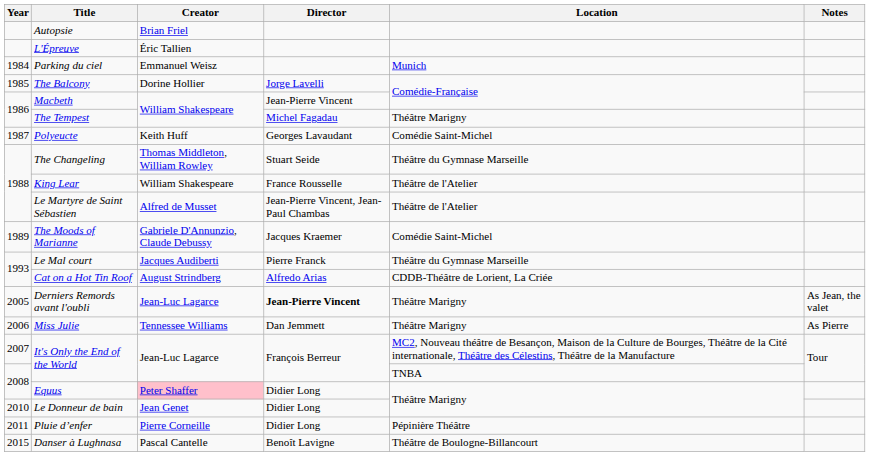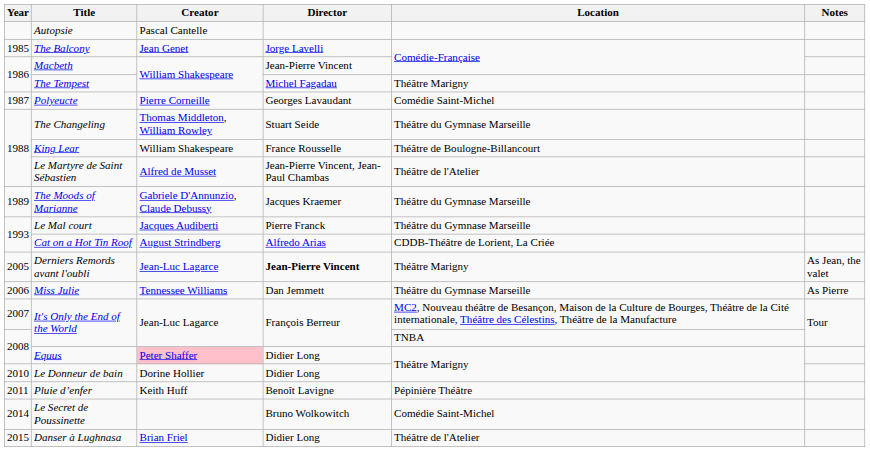(164, 30) Brian Friel -> (173, 30) Pascal Cantelle
- row: (18, 48)
- row: (18, 65)
(172, 83) Dorine Hollier -> (164, 48) Jean Genet
(164, 135) Keith Huff -> (175, 100) Pierre Corneille
(435, 183) Théâtre de l'Atelier -> (467, 148) Théâtre de Boulogne-Billancourt
(442, 236) Comédie Saint-Michel -> (462, 201) Théâtre du Gymnase Marseille
(429, 325) Théâtre Marigny -> (462, 290) Théâtre du Gymnase Marseille
(164, 408) Jean Genet -> (172, 373) Dorine Hollier
(175, 425) Pierre Corneille -> (164, 390) Keith Huff
(293, 425) Didier Long -> (300, 390) Benoît Lavigne
+ row: (18, 414)
(174, 443) Pascal Cantelle -> (164, 437) Brian Friel
(300, 443) Benoît Lavigne -> (293, 437) Didier Long
(465, 443) Théâtre de Boulogne-Billancourt -> (437, 437) Théâtre de l'Atelier
